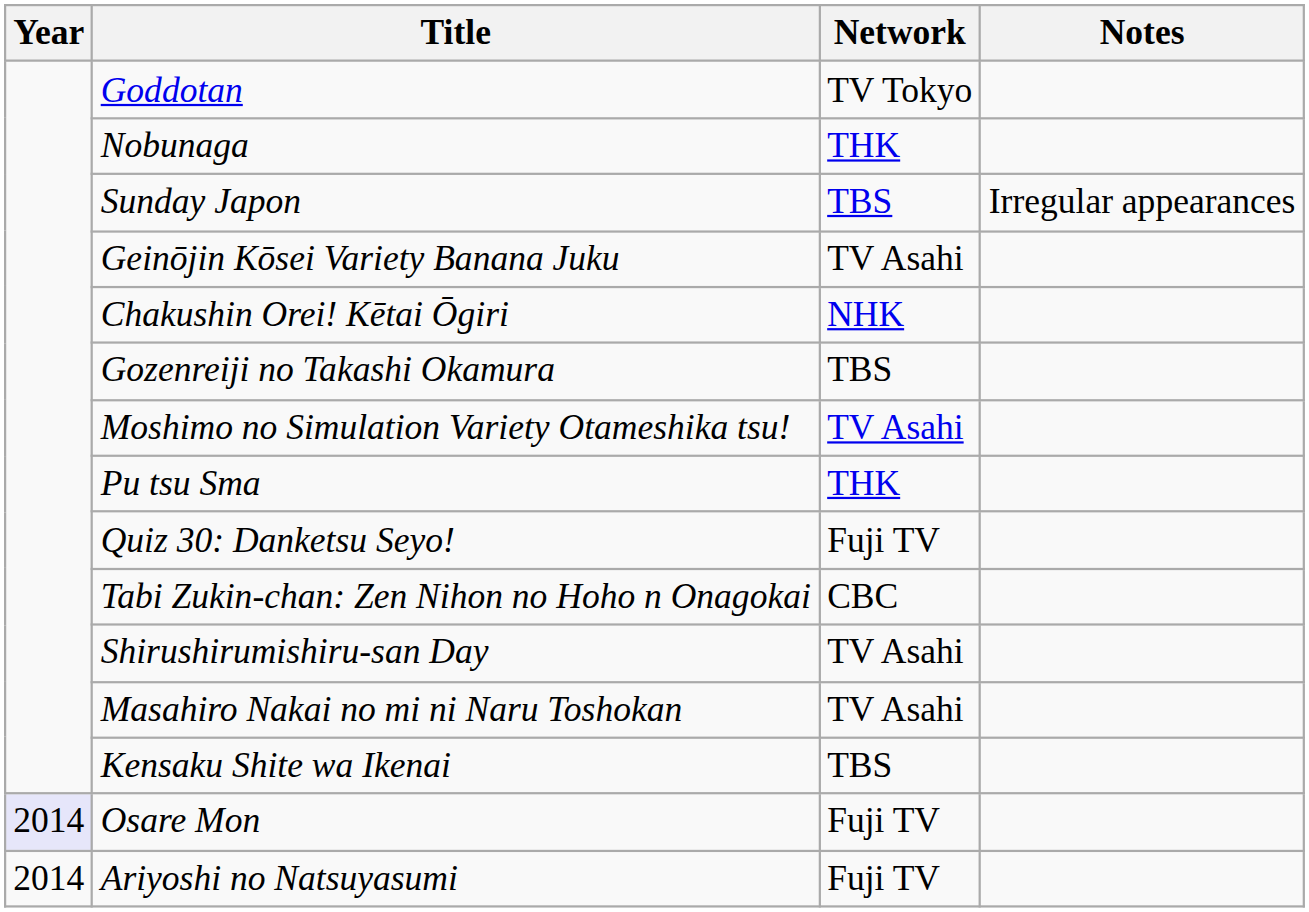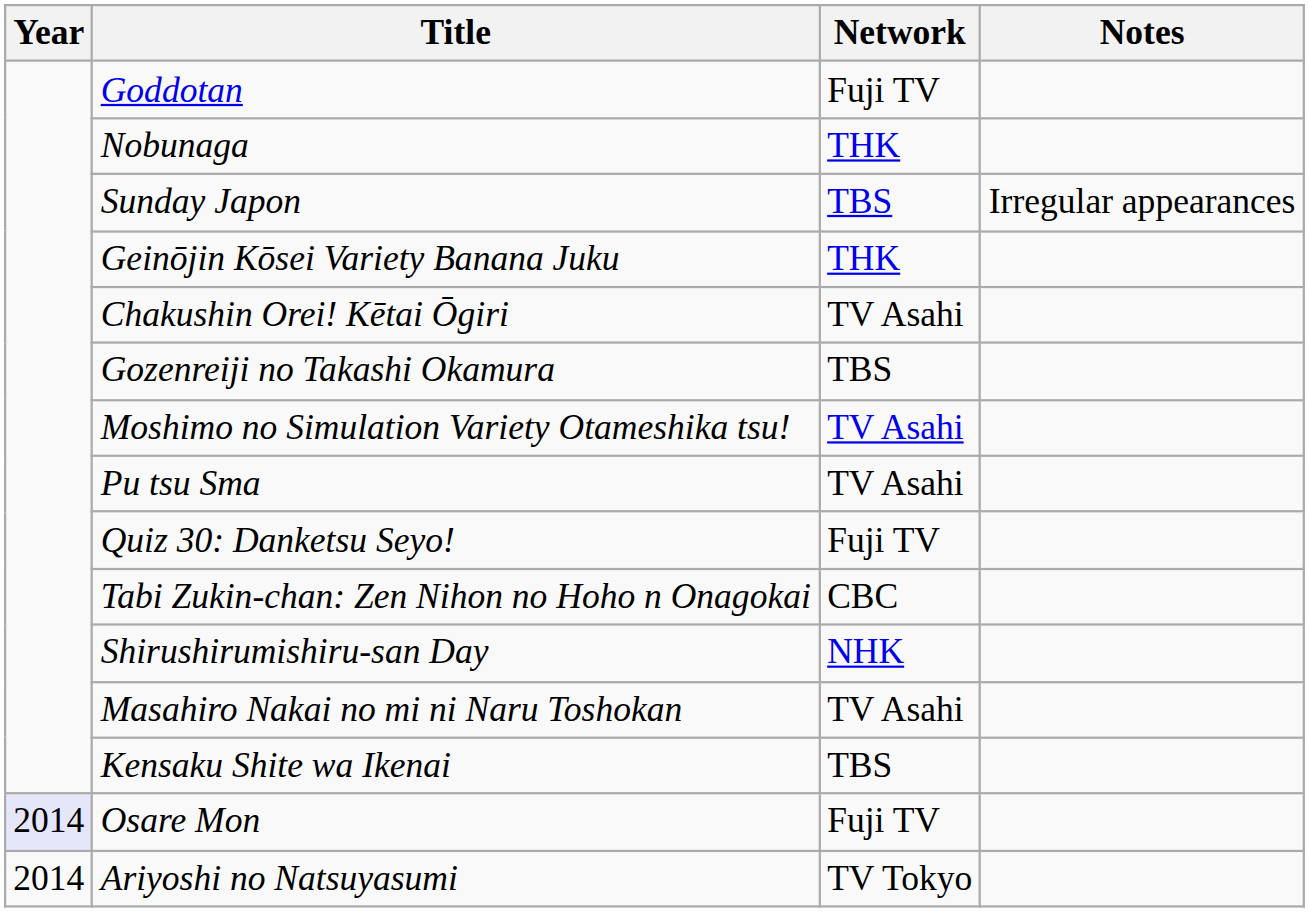(900, 88) TV Tokyo -> (884, 88) Fuji TV
(895, 257) TV Asahi -> (864, 257) THK
(866, 314) NHK -> (895, 314) TV Asahi
(864, 483) THK -> (895, 483) TV Asahi
(895, 652) TV Asahi -> (866, 652) NHK
(884, 877) Fuji TV -> (900, 877) TV Tokyo
